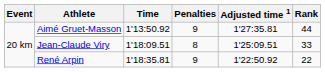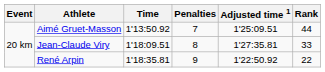(195, 30) 9 -> (195, 30) 7
(255, 30) 1'27:35.81 -> (255, 30) 1'25:09.51
(255, 45) 1'25:09.51 -> (255, 45) 1'27:35.81
